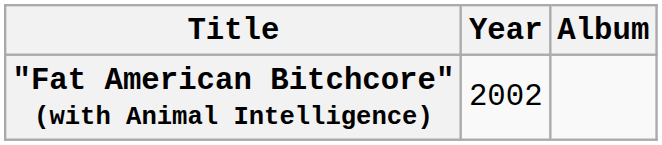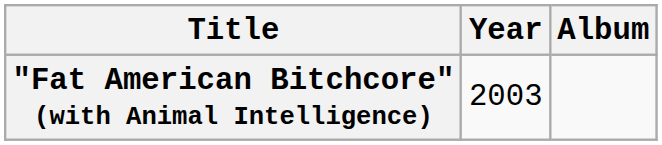(506, 98) 2002 -> (506, 98) 2003
